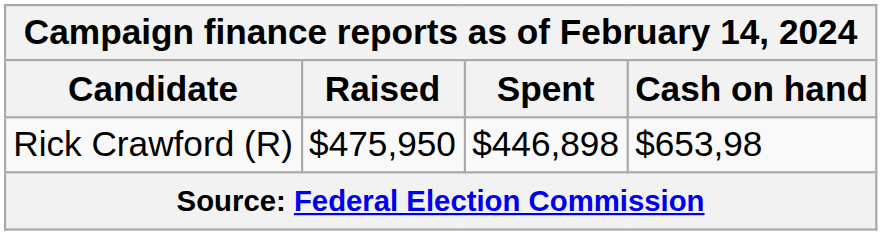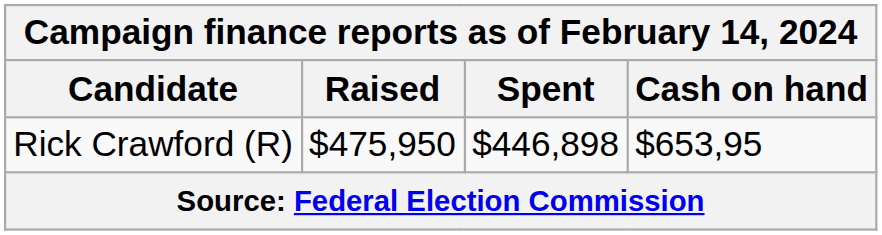(699, 144) $653,98 -> (699, 144) $653,95
